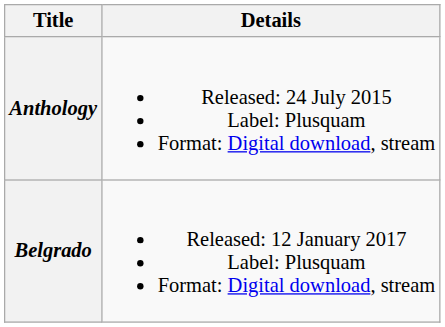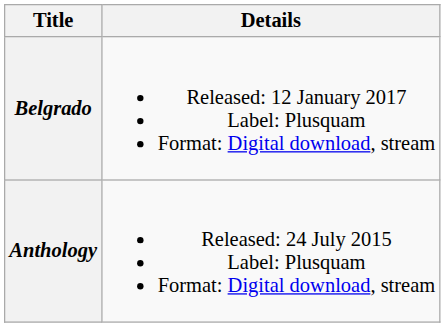rows swapped: (53, 108) <-> (53, 250)
